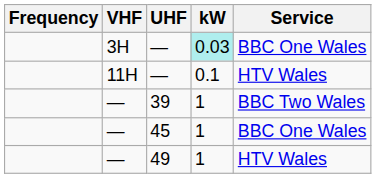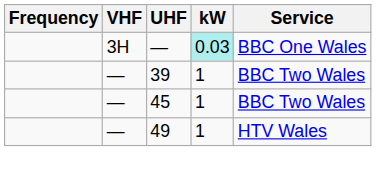- row: (122, 74)
(302, 131) BBC One Wales -> (301, 103) BBC Two Wales
